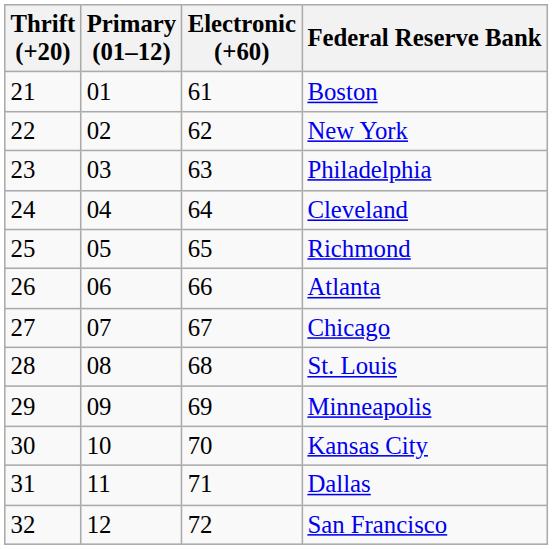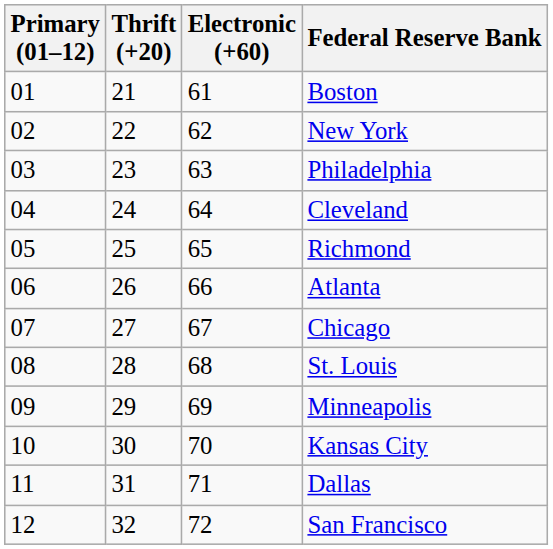columns swapped: (131, 38) <-> (43, 38)
